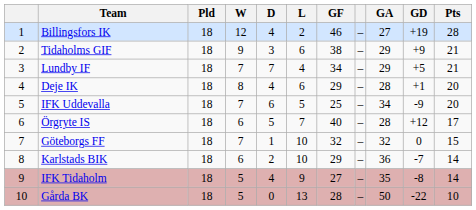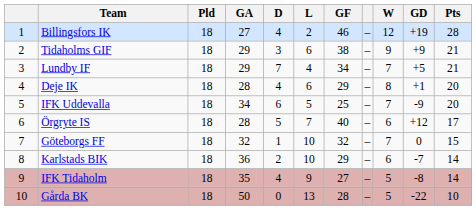columns swapped: (241, 13) <-> (385, 13)
